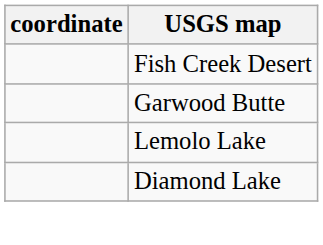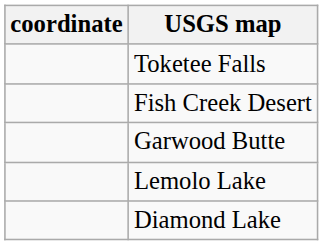+ row: (200, 63)
